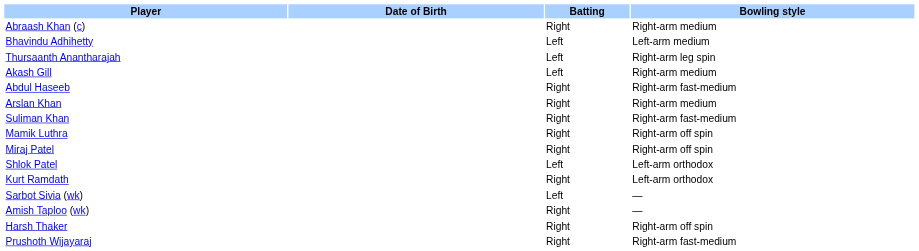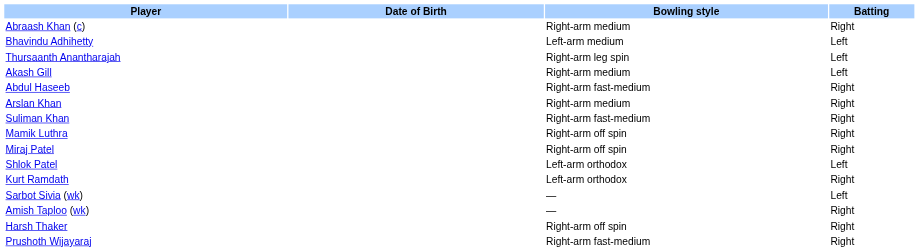columns swapped: (587, 11) <-> (773, 11)
